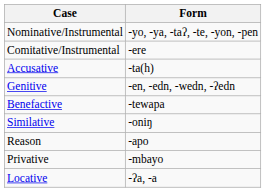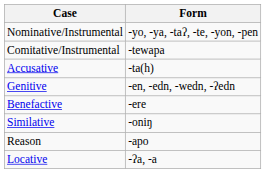(137, 50) -ere -> (146, 50) -tewapa
(146, 104) -tewapa -> (137, 104) -ere
- row: (28, 159)
